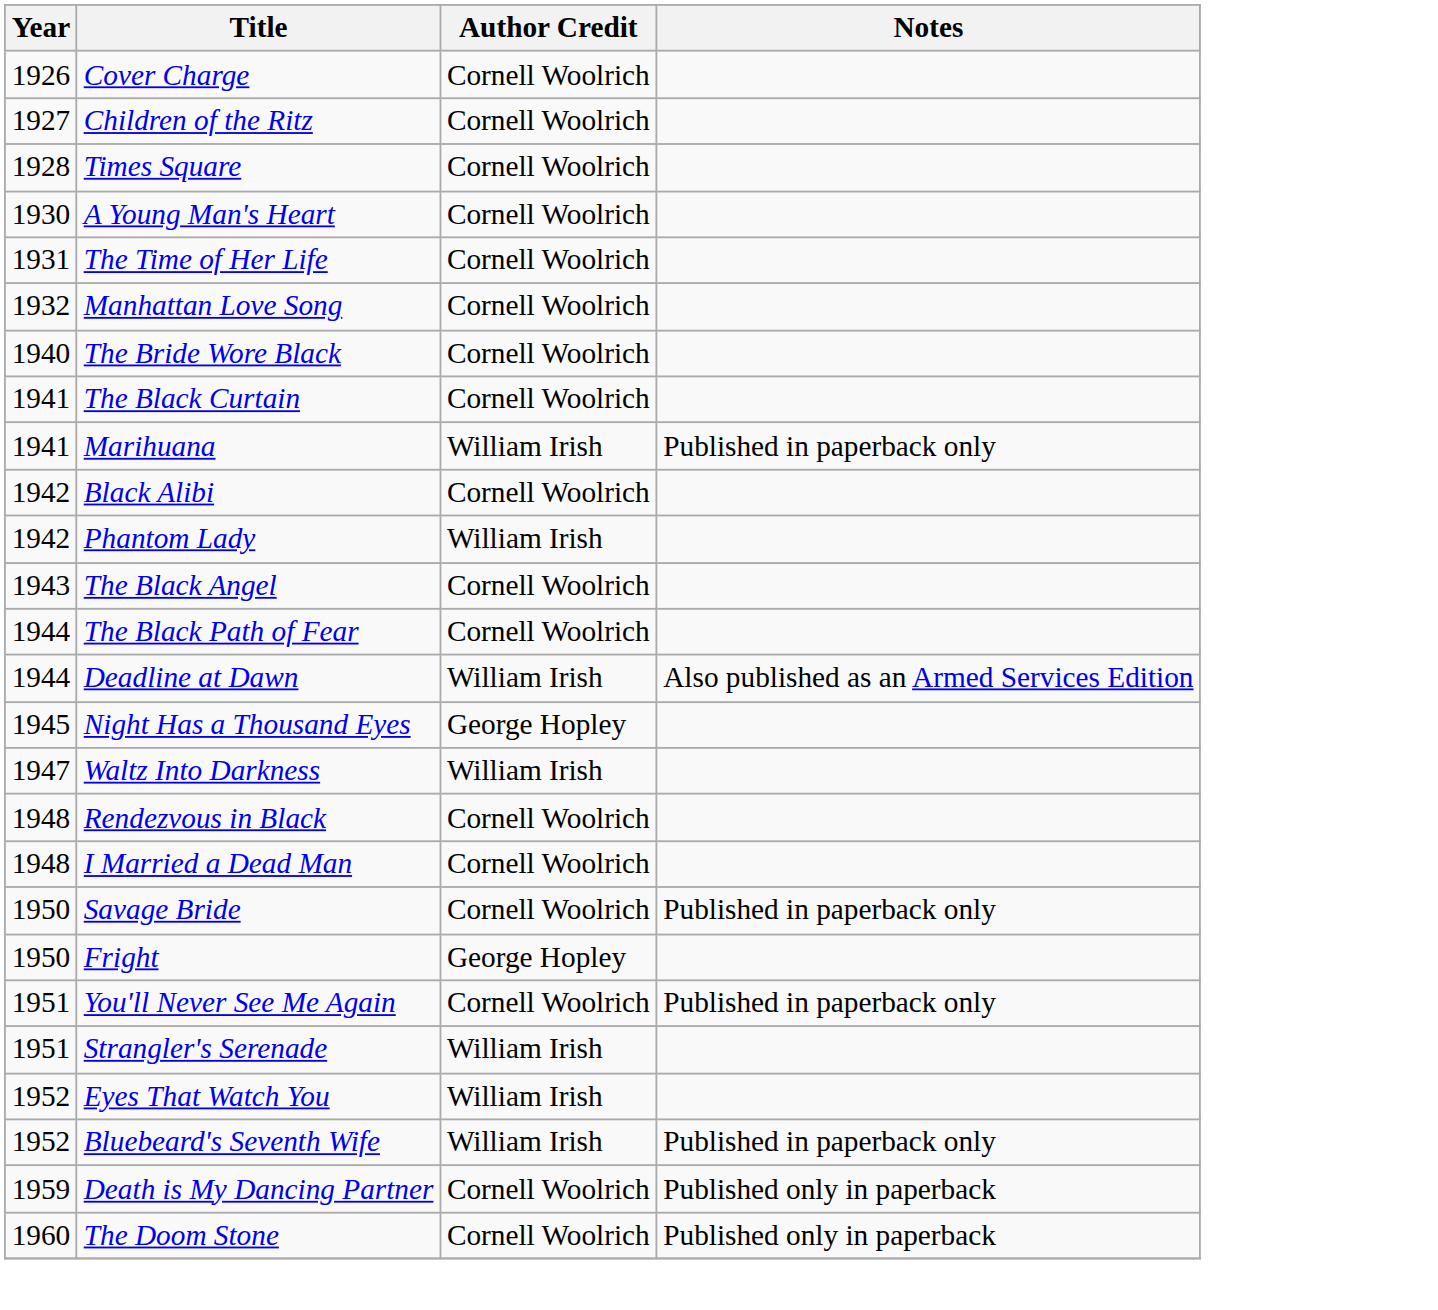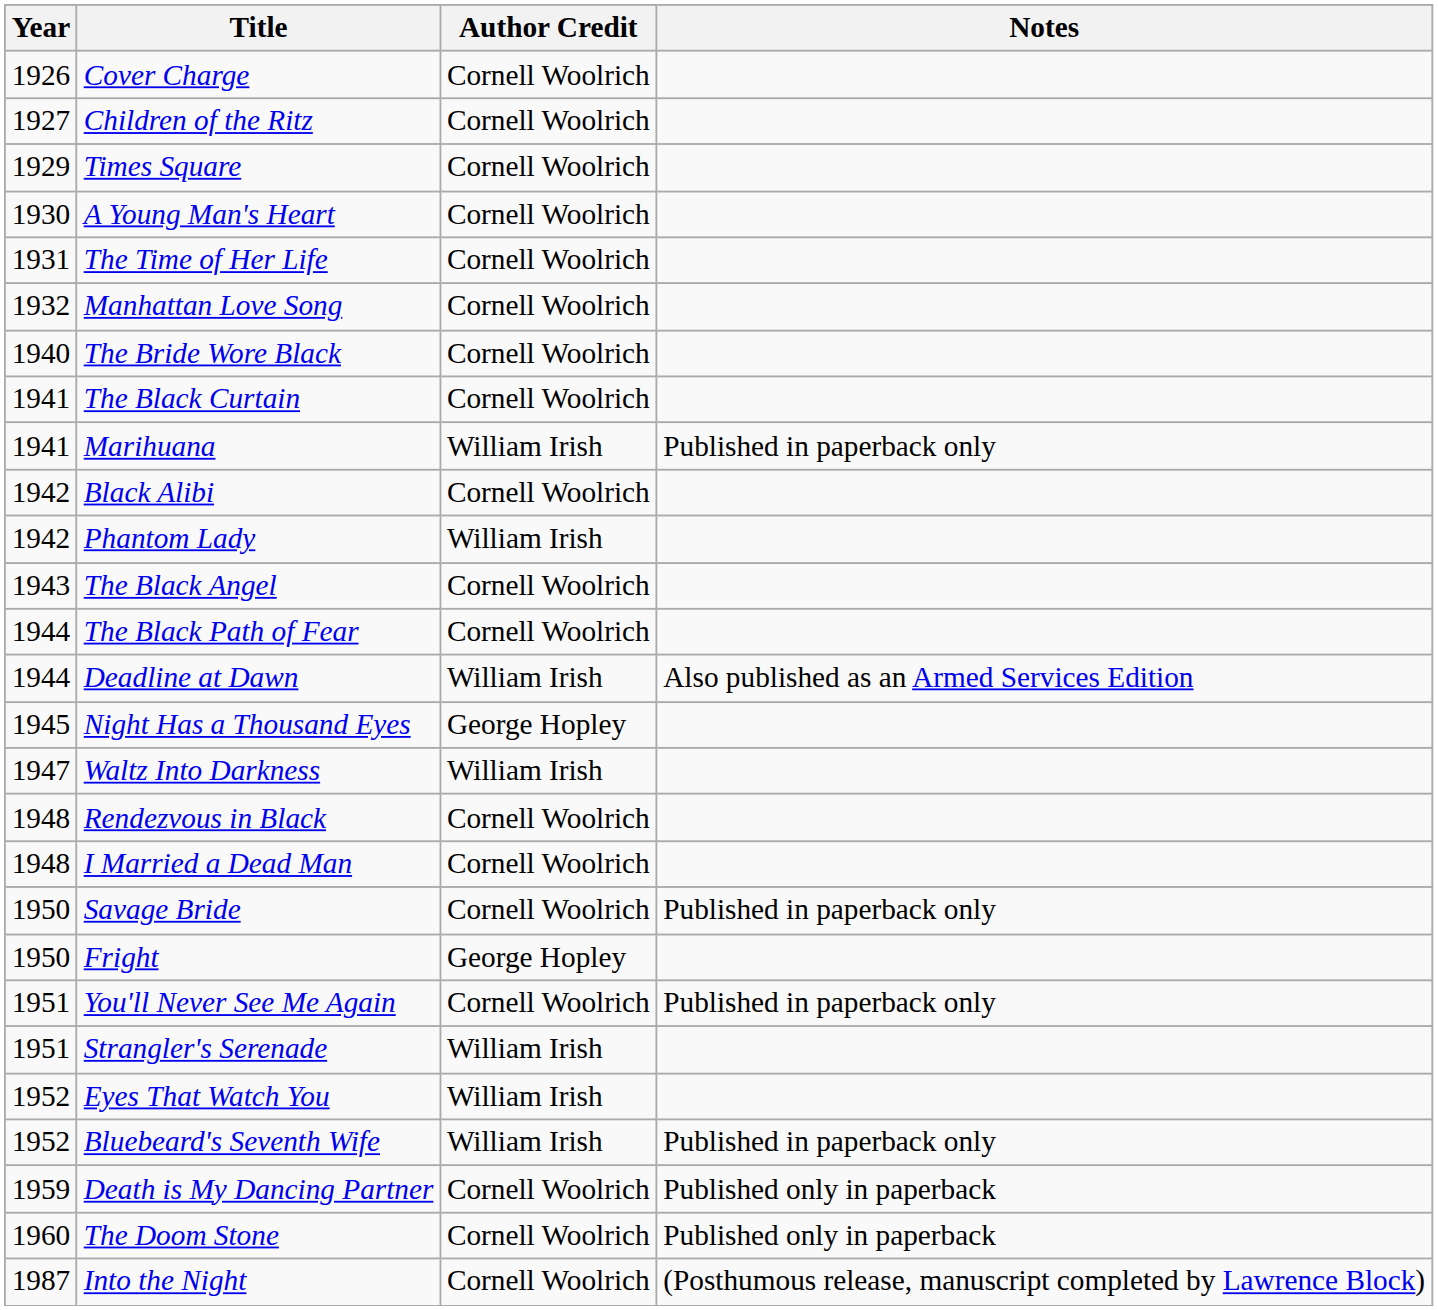(41, 167) 1928 -> (41, 167) 1929
+ row: (165, 1281)
